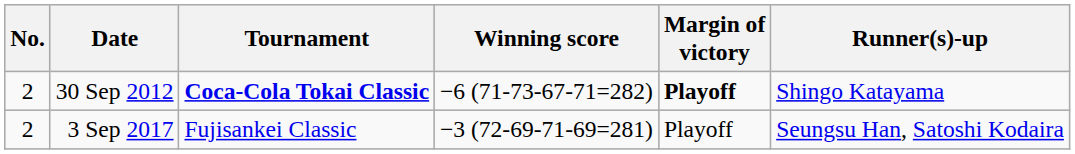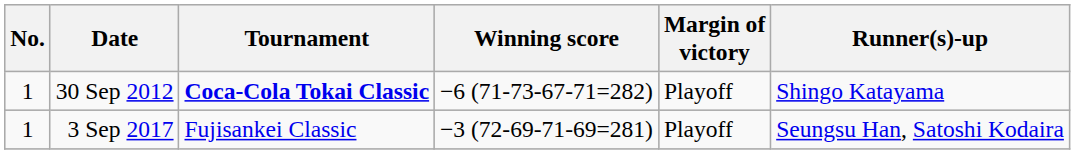(28, 90) 2 -> (28, 90) 1
(700, 90) bold -> (698, 90) normal
(28, 129) 2 -> (28, 129) 1
